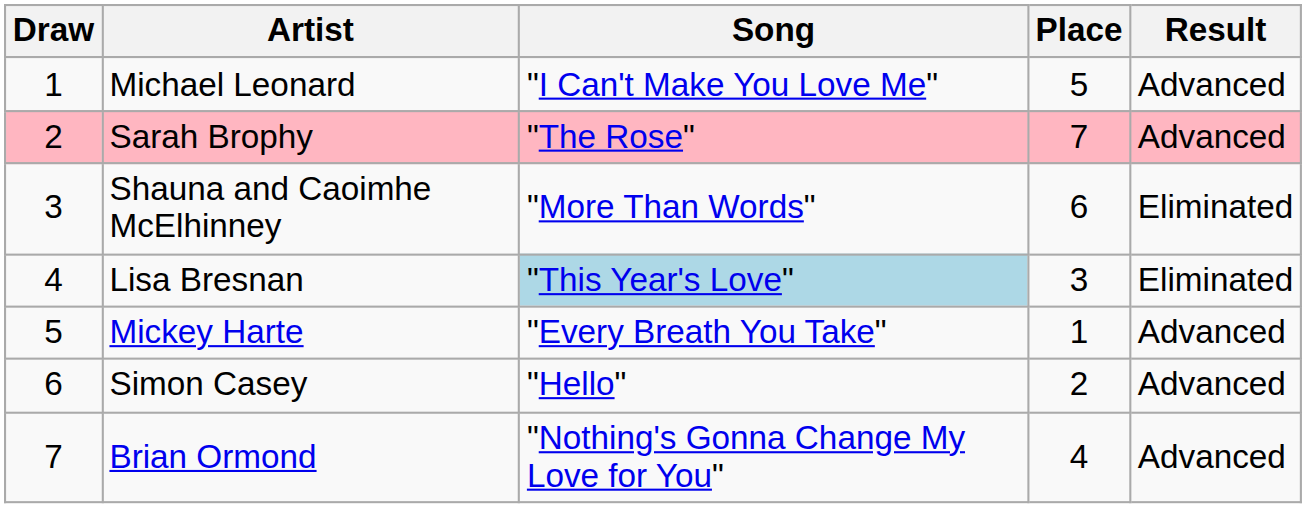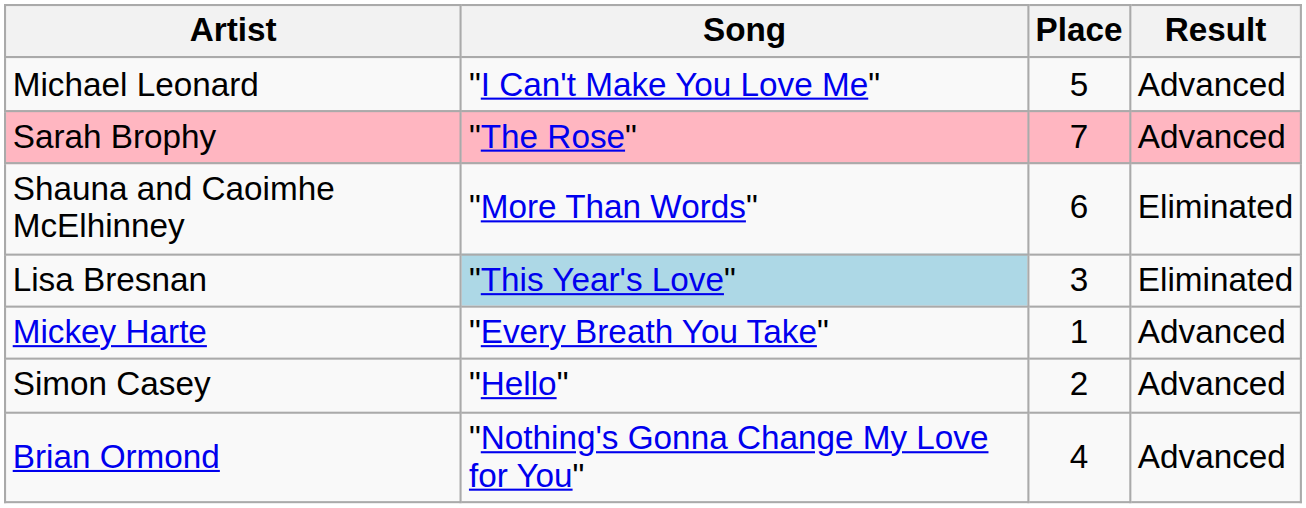- column: (53, 30)
